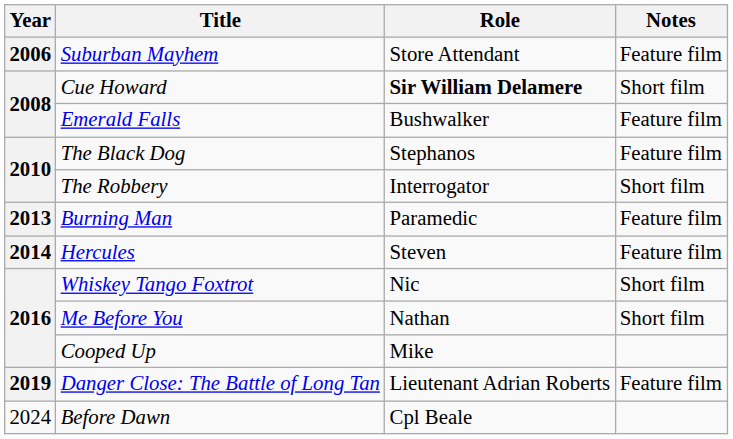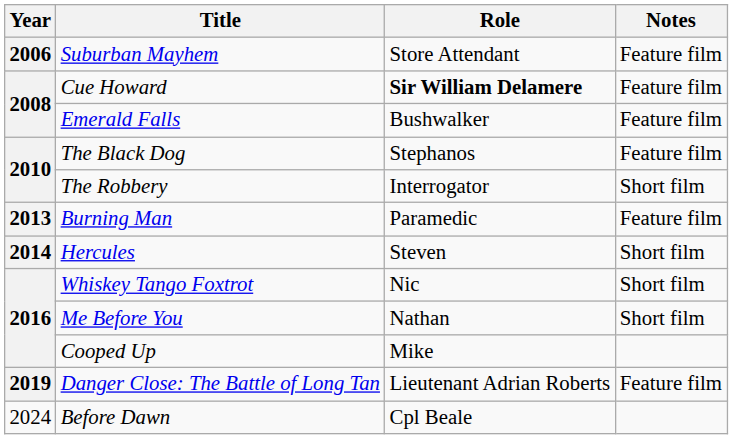(662, 86) Short film -> (671, 86) Feature film
(671, 251) Feature film -> (662, 251) Short film
